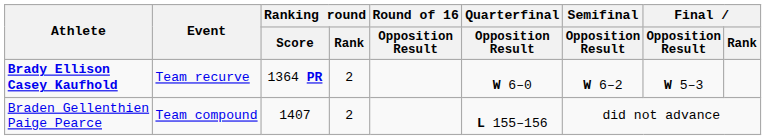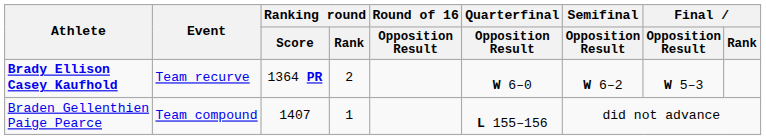(349, 116) 2 -> (349, 116) 1
